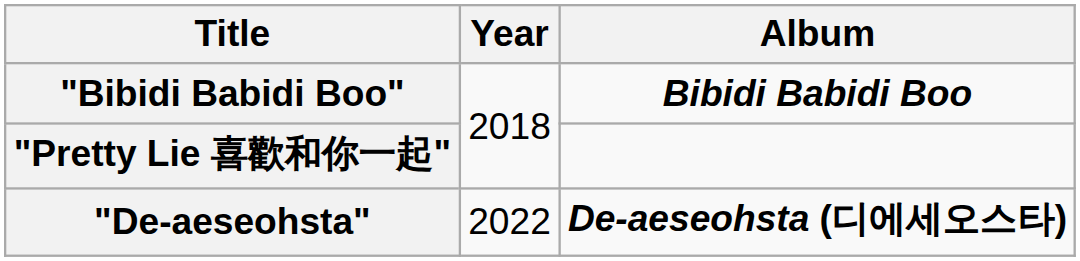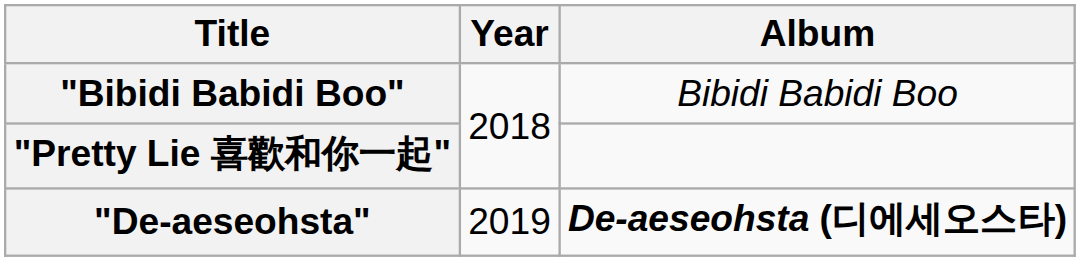(817, 92) bold -> (817, 92) normal
(510, 220) 2022 -> (510, 220) 2019
